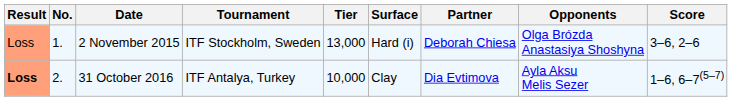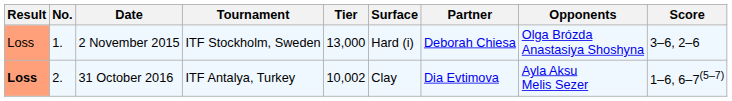(346, 77) 10,000 -> (346, 77) 10,002
